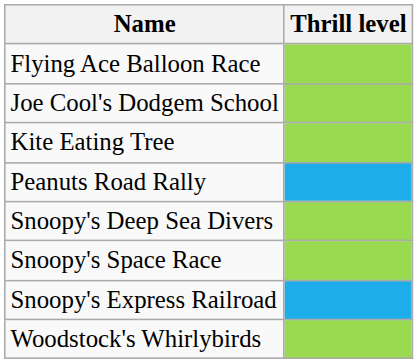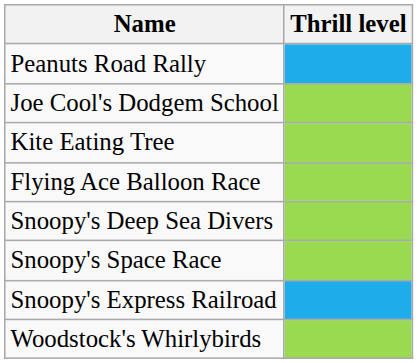rows swapped: (136, 63) <-> (108, 181)
